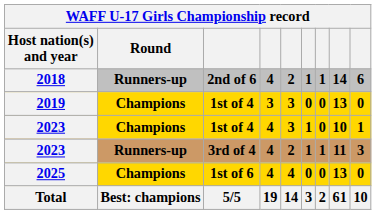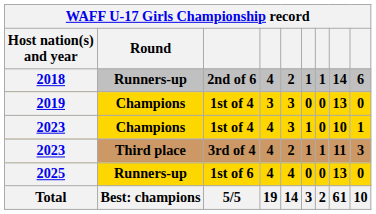(150, 151) Runners-up -> (150, 151) Third place
(150, 174) Champions -> (150, 174) Runners-up
